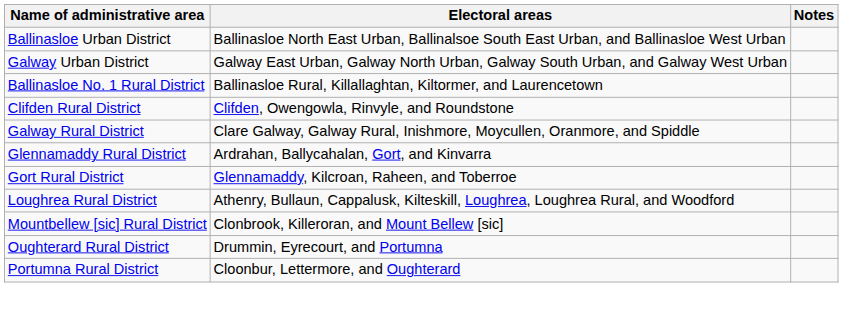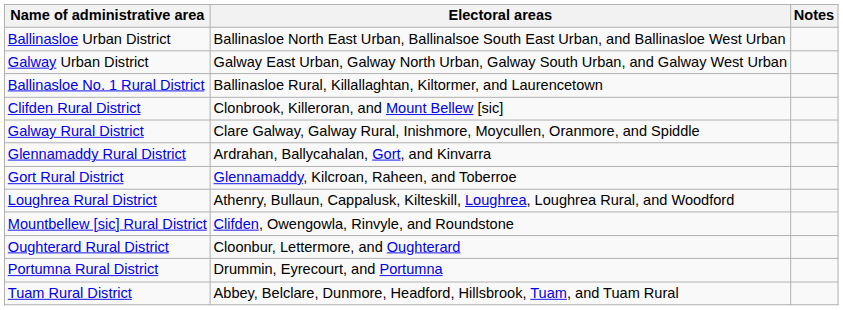(364, 108) Clifden, Owengowla, Rinvyle, and Roundstone -> (358, 108) Clonbrook, Killeroran, and Mount Bellew [sic]
(358, 223) Clonbrook, Killeroran, and Mount Bellew [sic] -> (364, 223) Clifden, Owengowla, Rinvyle, and Roundstone
(328, 246) Drummin, Eyrecourt, and Portumna -> (337, 246) Cloonbur, Lettermore, and Oughterard
(337, 270) Cloonbur, Lettermore, and Oughterard -> (328, 270) Drummin, Eyrecourt, and Portumna
+ row: (70, 293)
